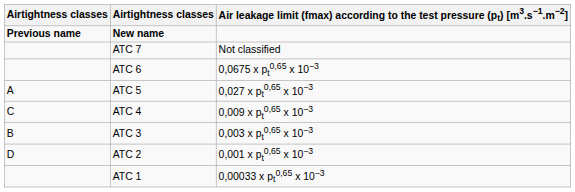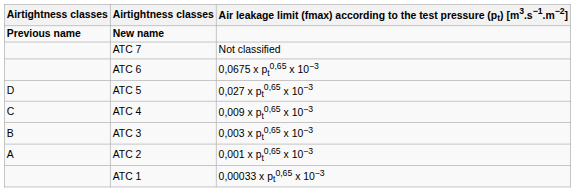(10, 90) A -> (10, 90) D
(10, 155) D -> (10, 155) A
